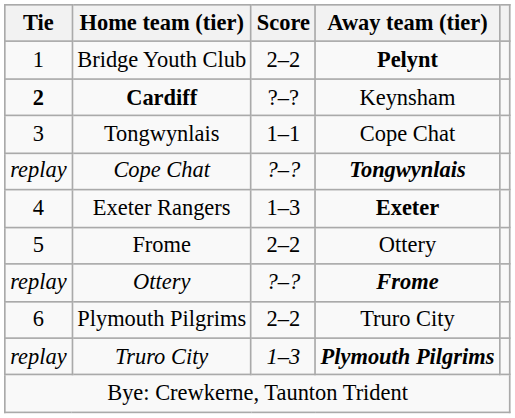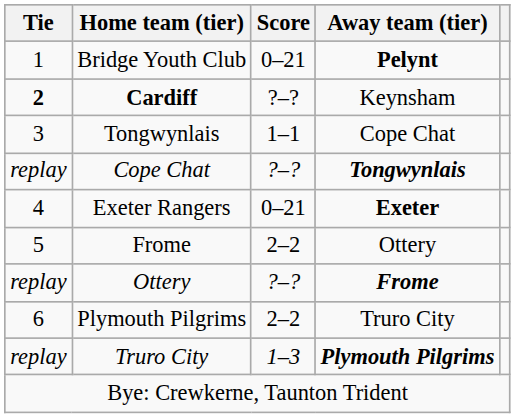(283, 59) 2–2 -> (283, 59) 0–21
(283, 207) 1–3 -> (283, 207) 0–21
